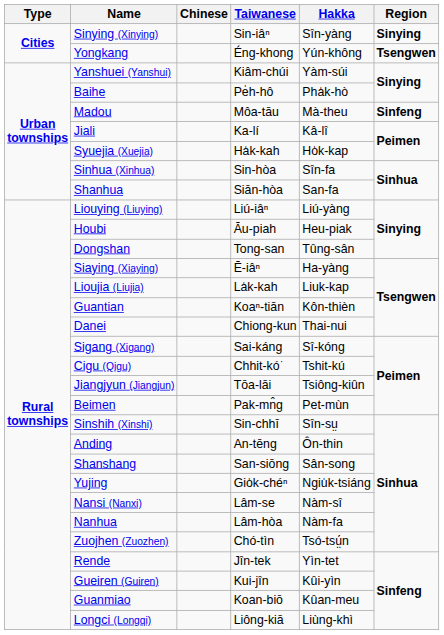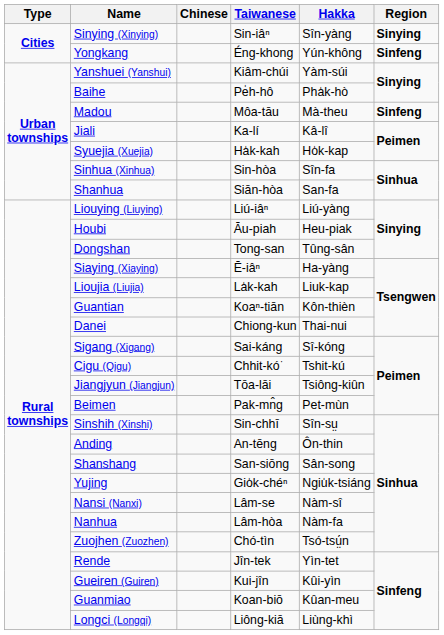(406, 53) Tsengwen -> (399, 53) Sinfeng
